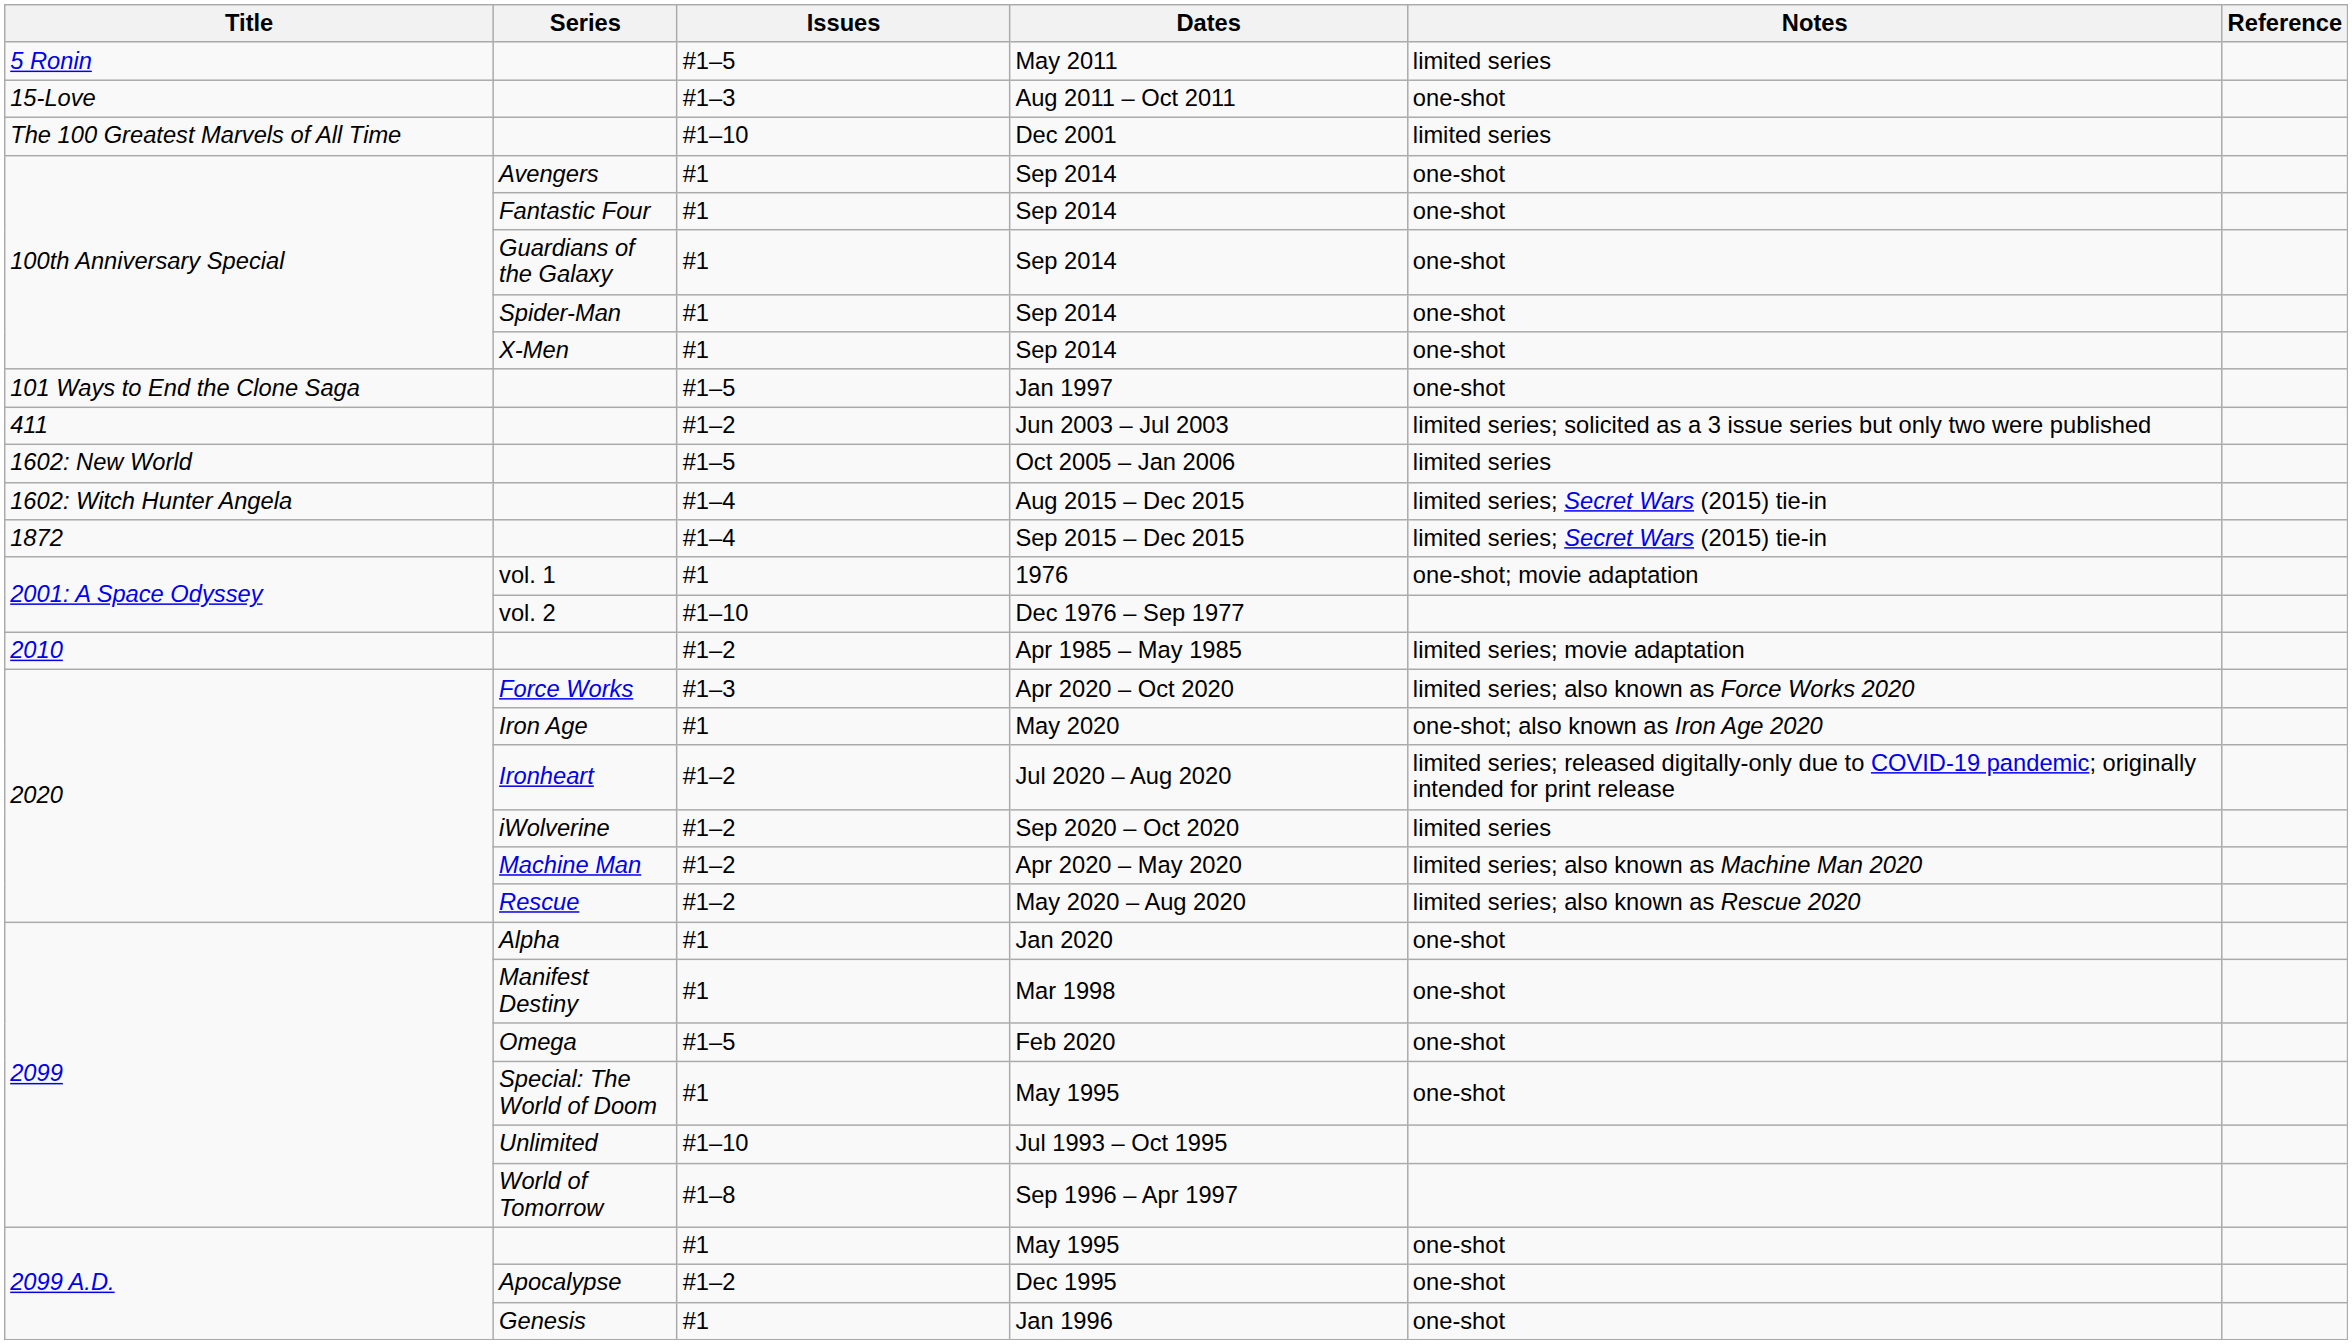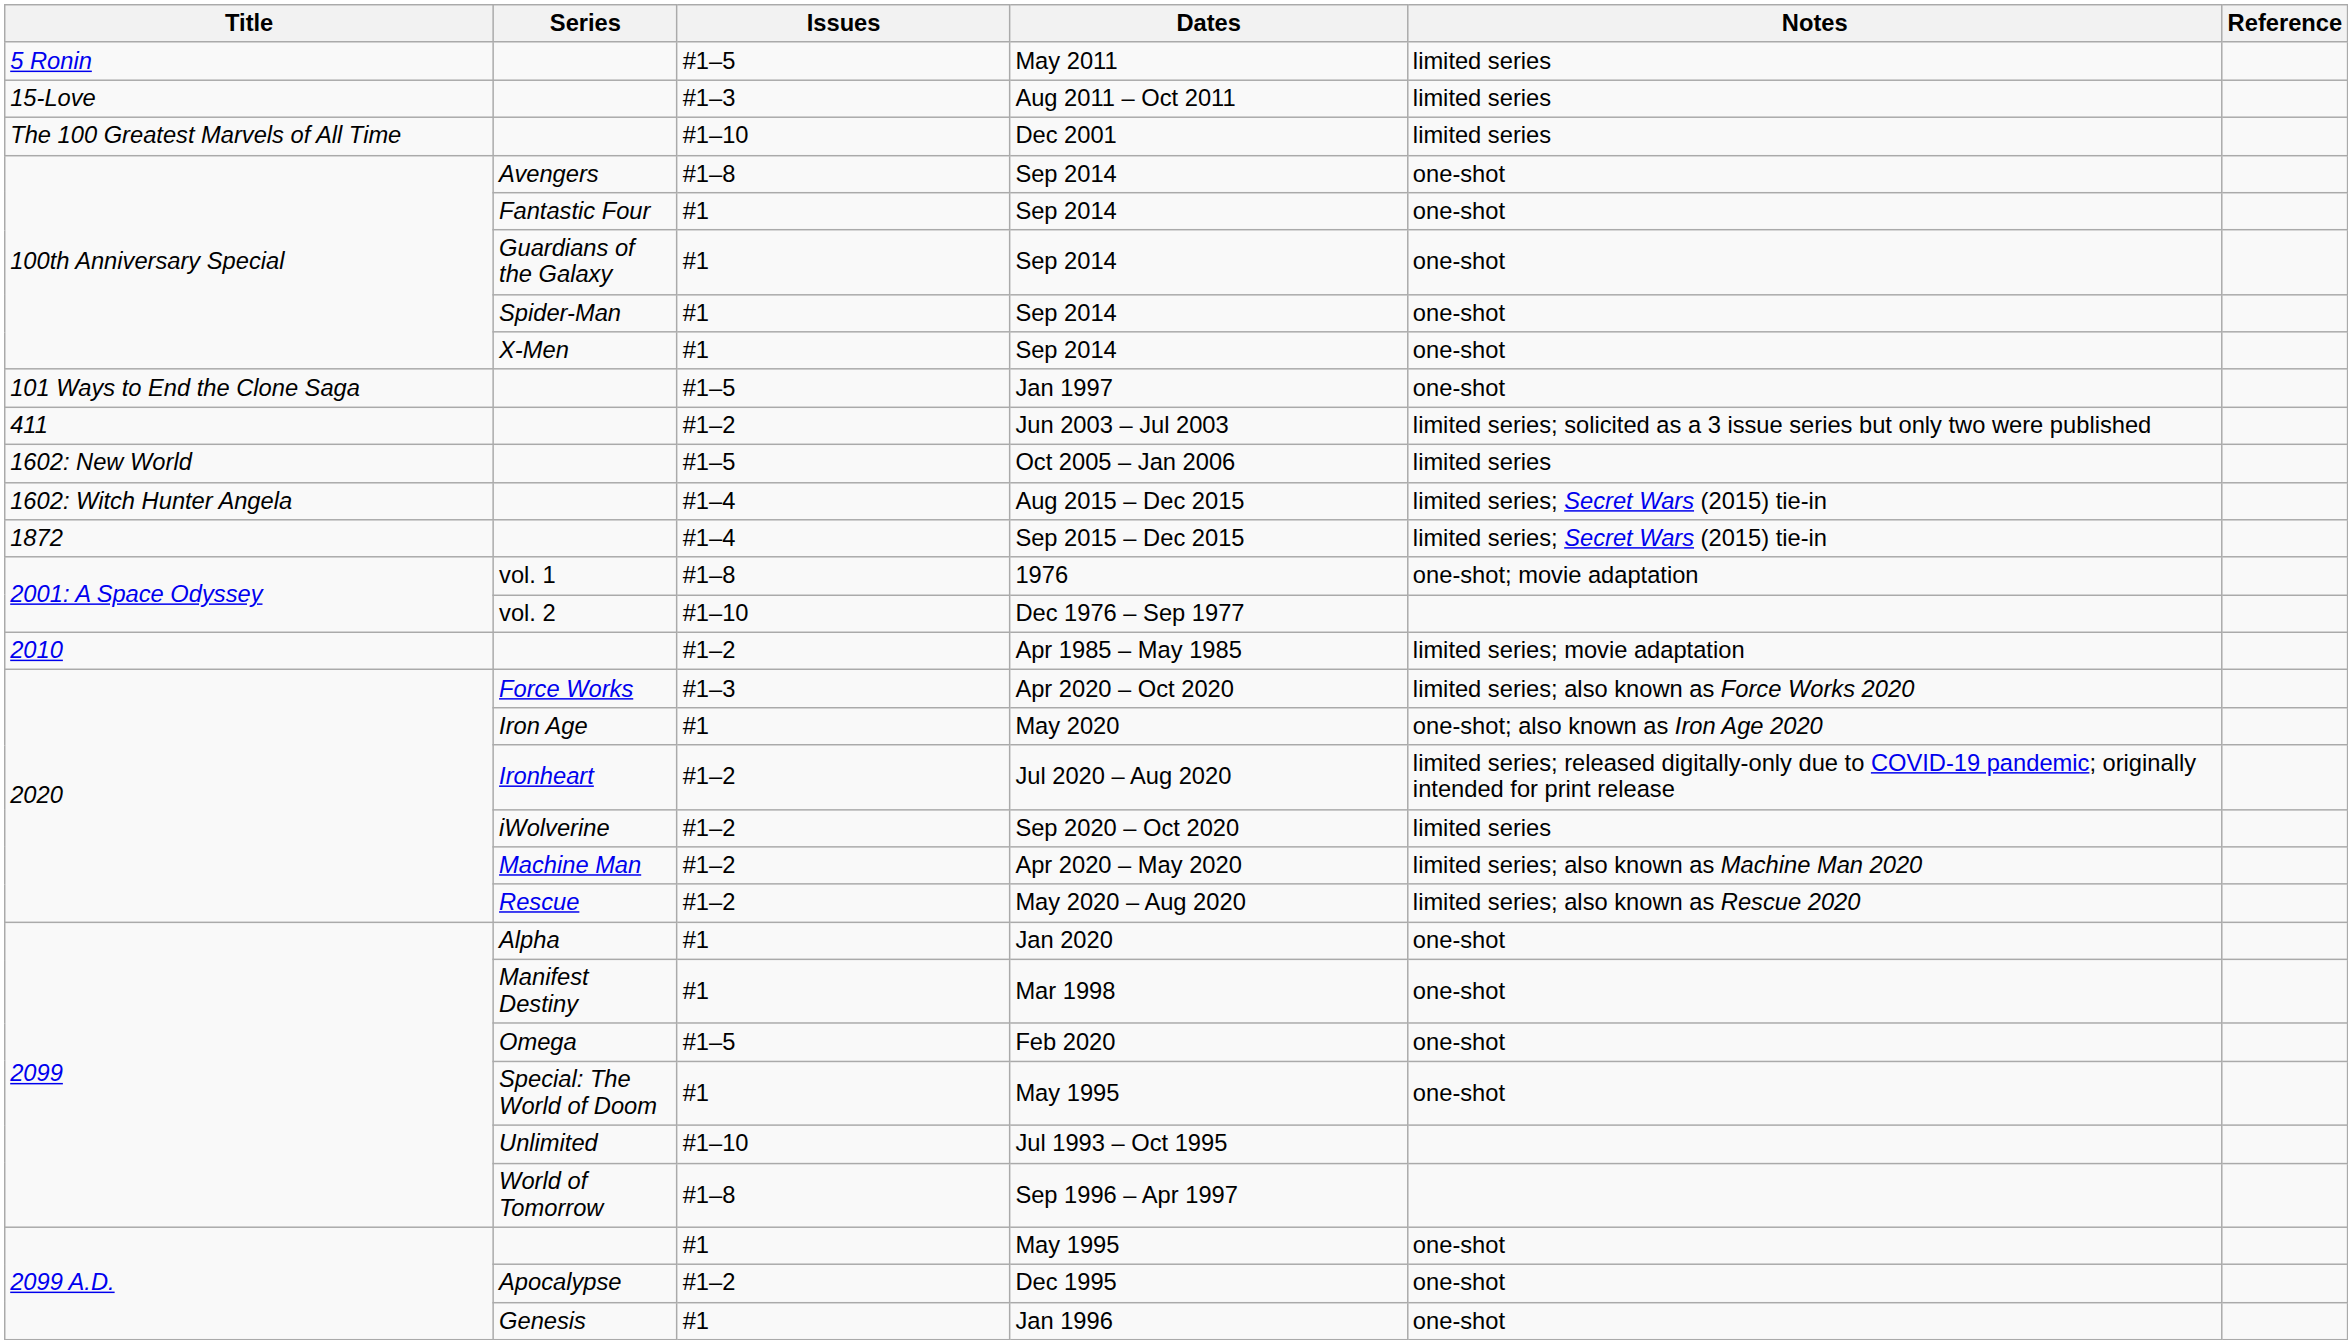(1459, 98) one-shot -> (1482, 98) limited series
(696, 173) #1 -> (709, 173) #1–8
(696, 575) #1 -> (709, 575) #1–8
